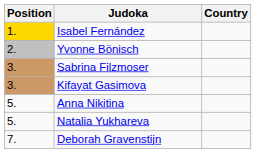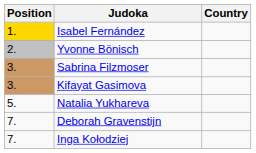- row: (90, 103)
+ row: (93, 139)
